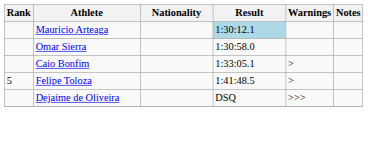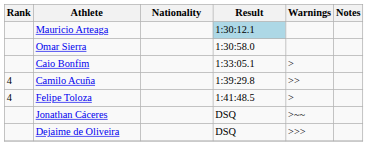+ row: (65, 81)
(9, 81) 5 -> (9, 98) 4
+ row: (72, 115)
